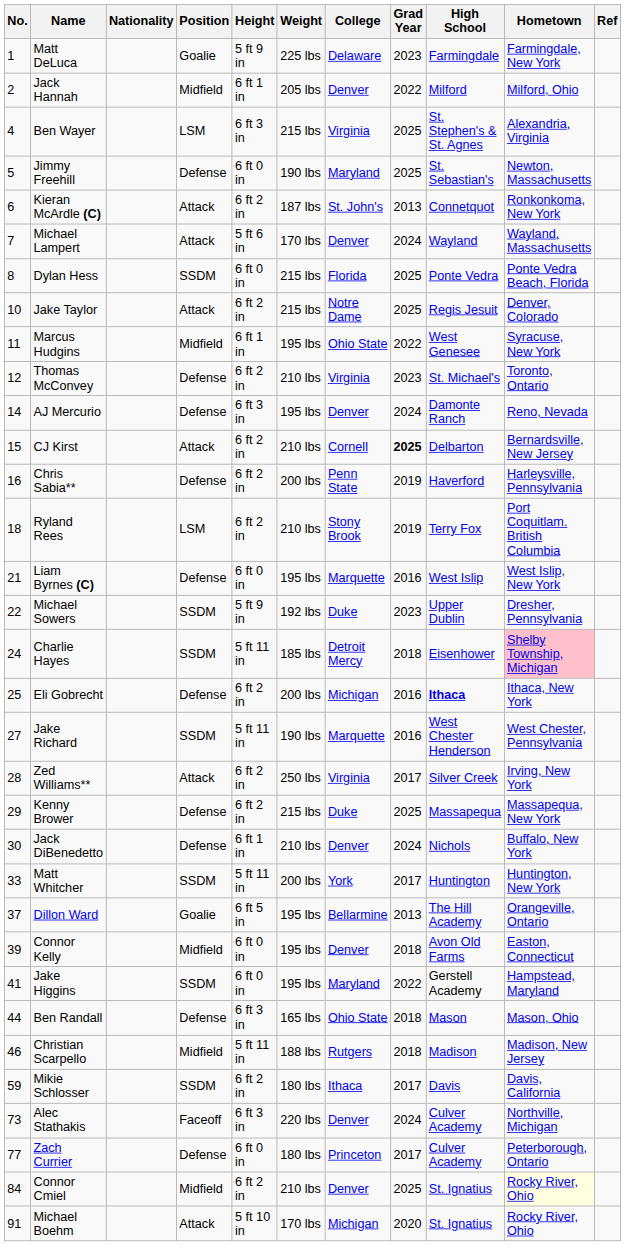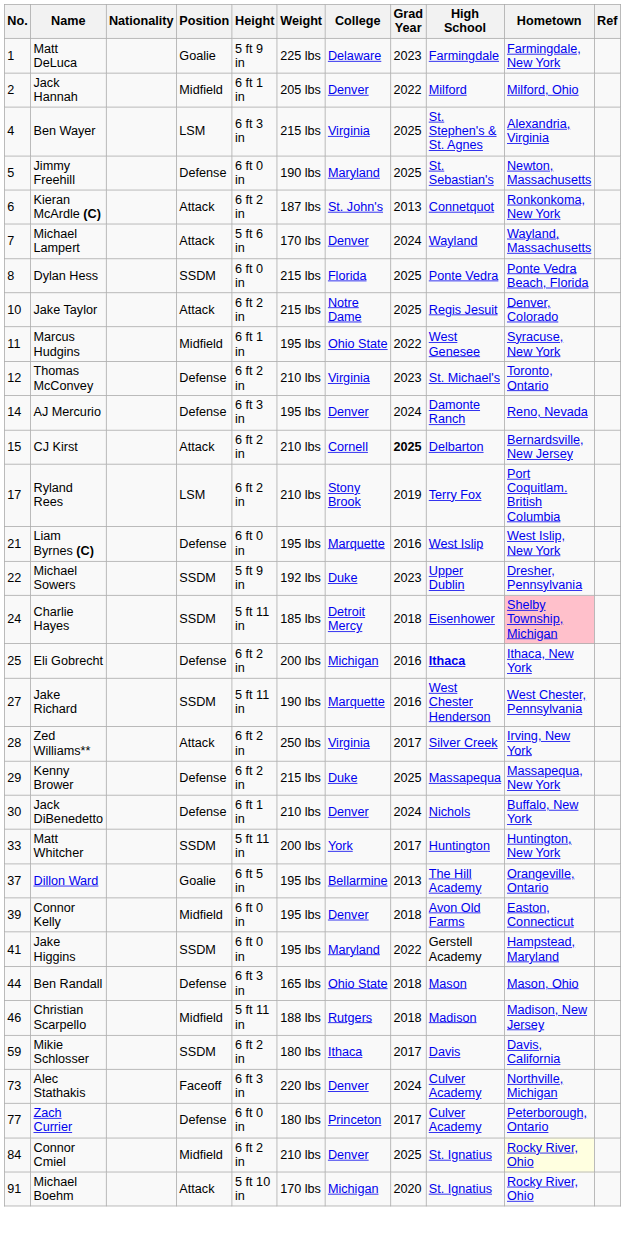- row: (55, 481)
(14, 529) 18 -> (14, 495) 17
